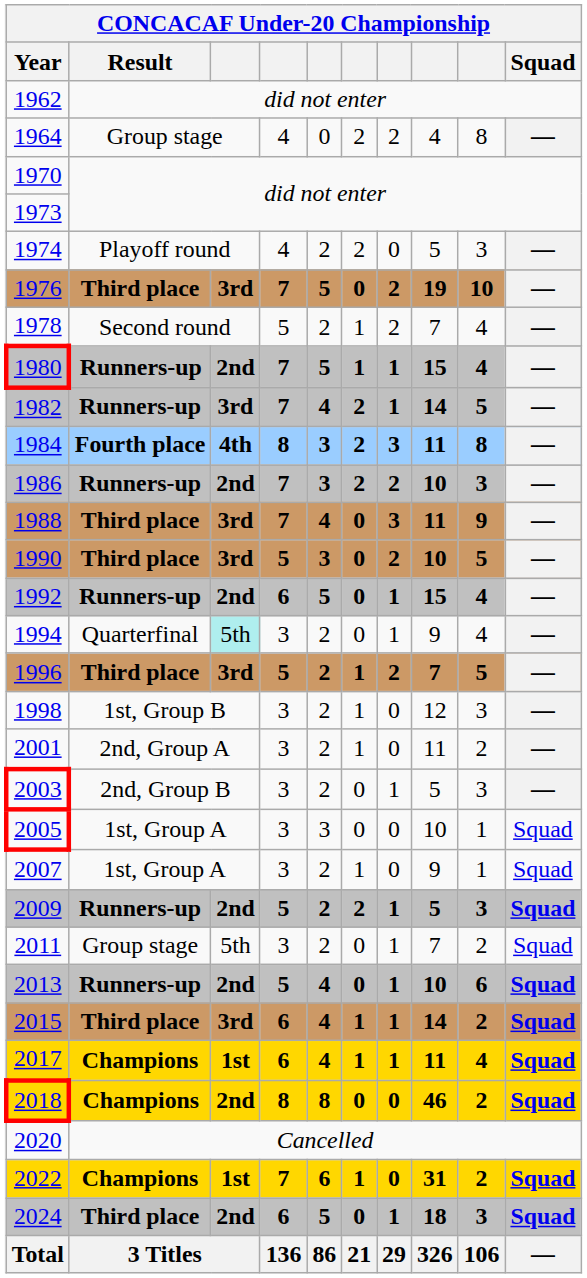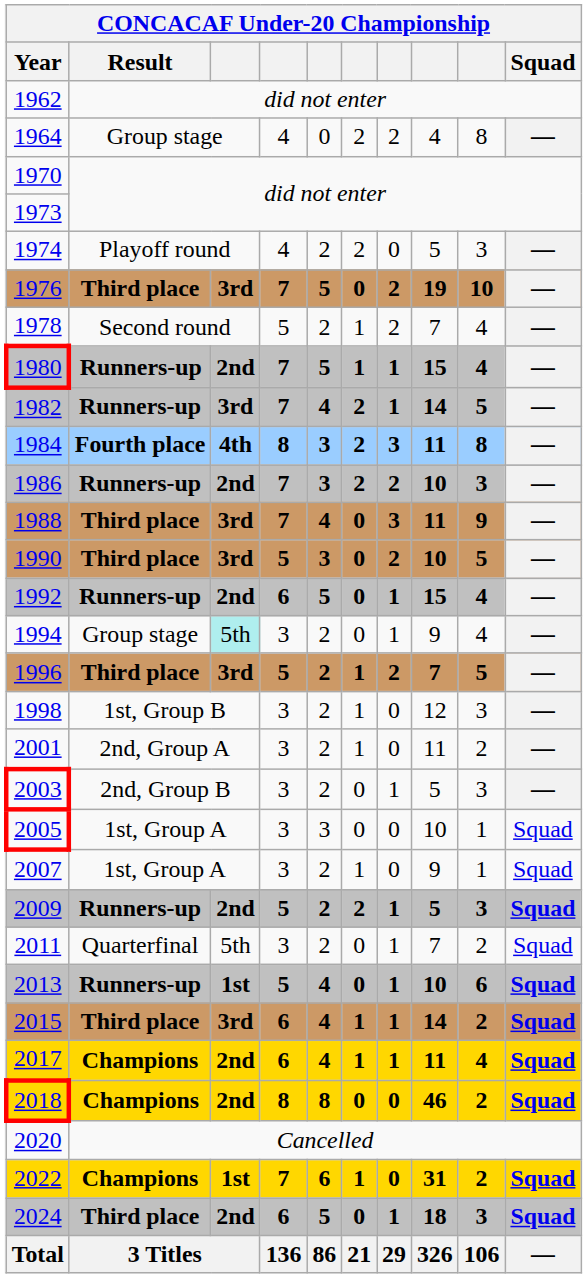(140, 634) Quarterfinal -> (140, 634) Group stage
(140, 945) Group stage -> (140, 945) Quarterfinal
(235, 983) 2nd -> (235, 983) 1st
(235, 1059) 1st -> (235, 1059) 2nd
